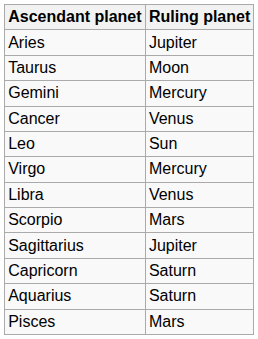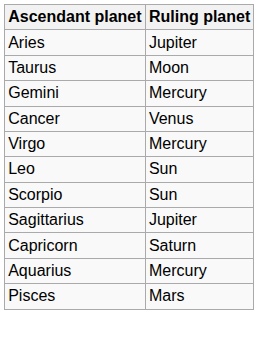rows swapped: (22, 144) <-> (27, 169)
- row: (26, 194)
(167, 220) Mars -> (163, 194) Sun
(172, 296) Saturn -> (178, 270) Mercury
